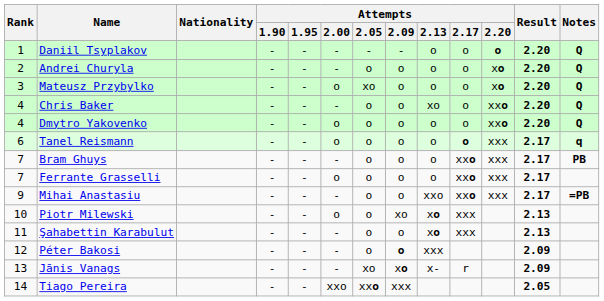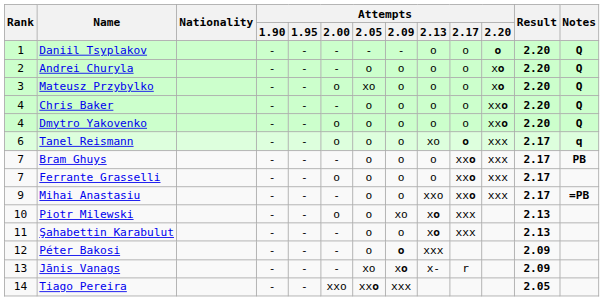(433, 105) xo -> (433, 105) o
(433, 141) o -> (433, 141) xo
